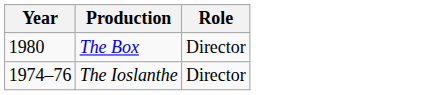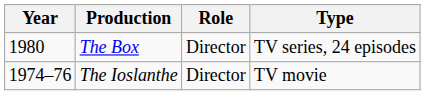+ column: (335, 18)
